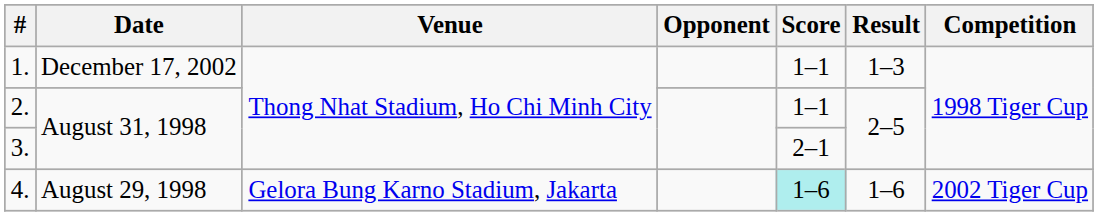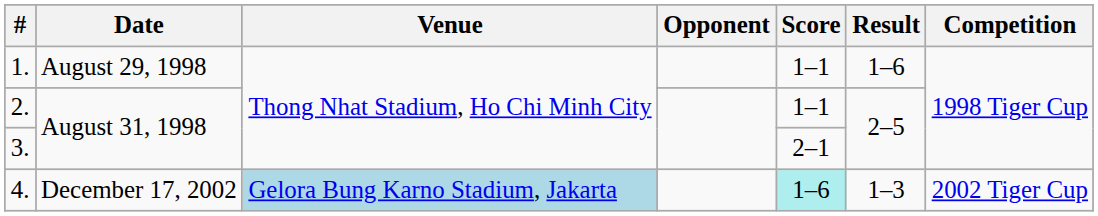(139, 66) December 17, 2002 -> (124, 66) August 29, 1998
(886, 66) 1–3 -> (886, 66) 1–6
(124, 189) August 29, 1998 -> (139, 189) December 17, 2002
(433, 189) no background -> (433, 189) lightblue background
(886, 189) 1–6 -> (886, 189) 1–3
